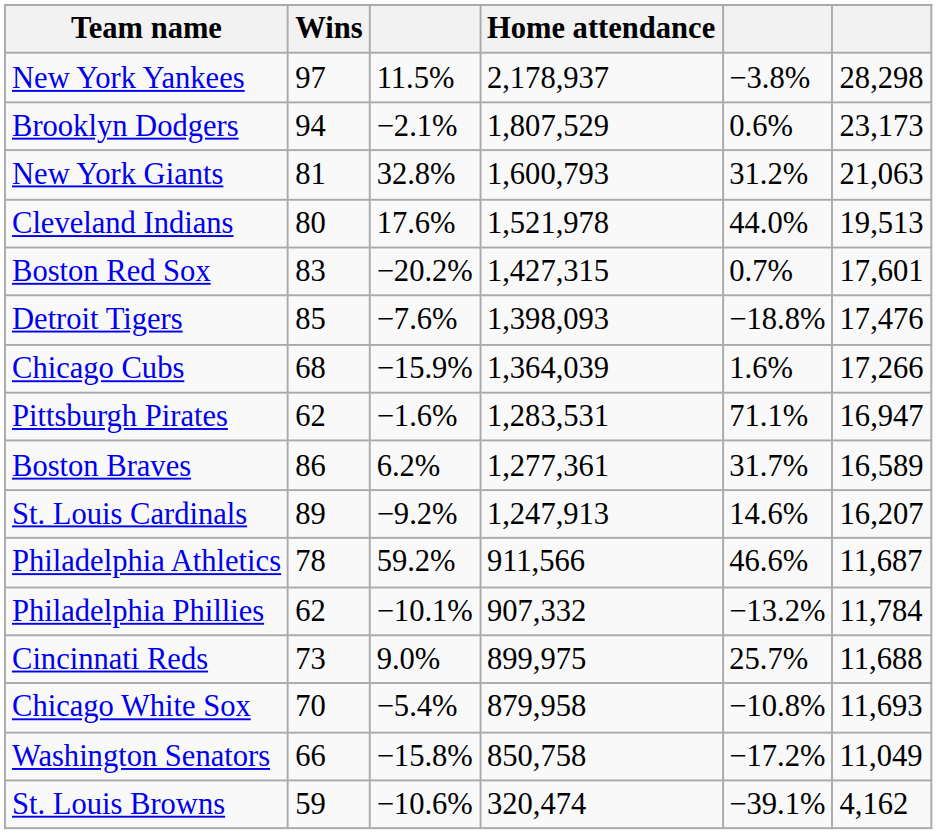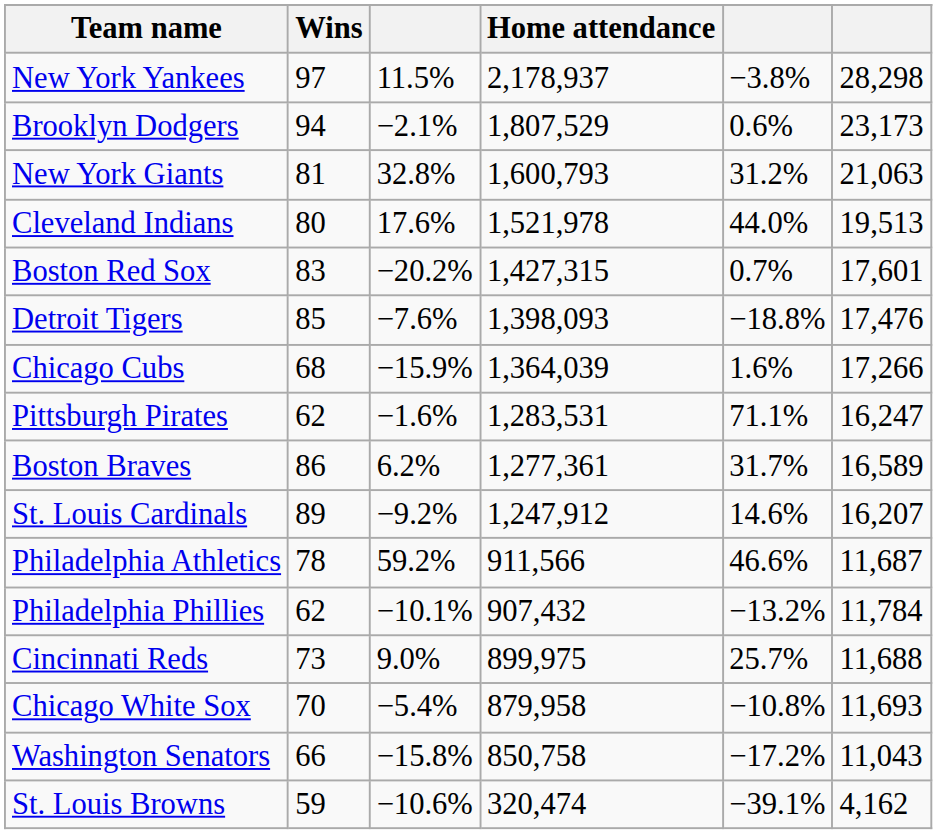(882, 416) 16,947 -> (882, 416) 16,247
(548, 513) 1,247,913 -> (548, 513) 1,247,912
(537, 610) 907,332 -> (537, 610) 907,432
(881, 755) 11,049 -> (881, 755) 11,043
